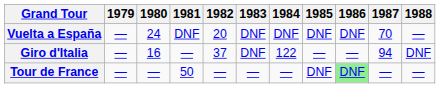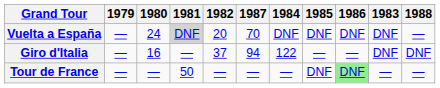columns swapped: (253, 14) <-> (385, 14)
(187, 33) no background -> (187, 33) lightgrey background
